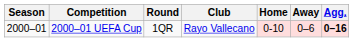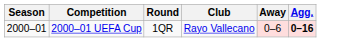- column: (274, 12)
